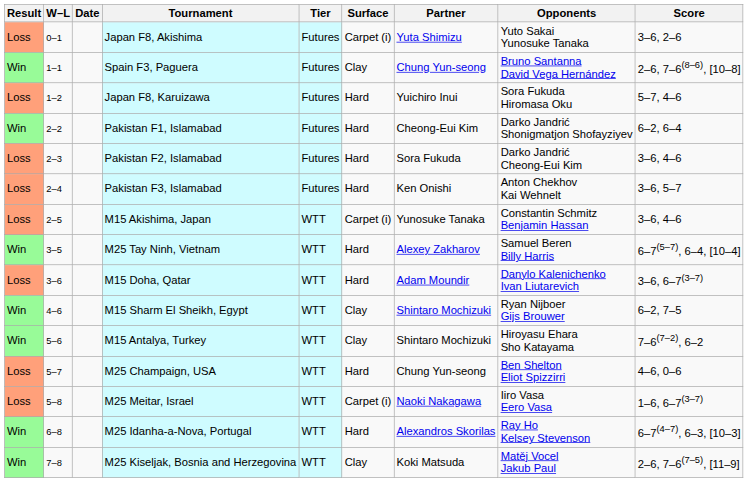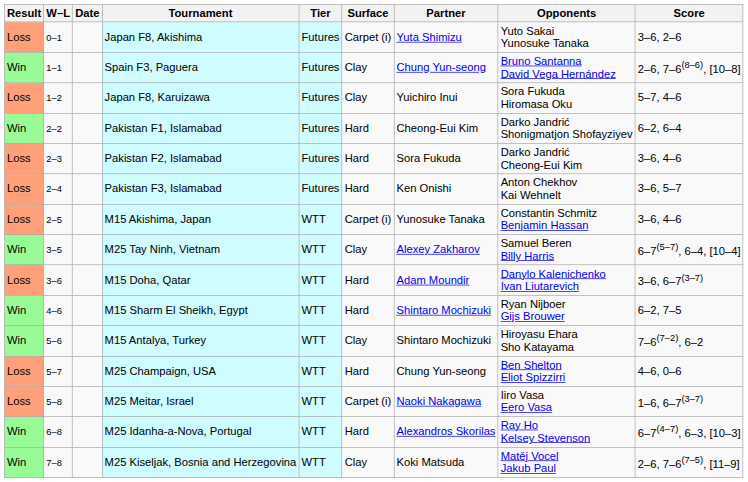(357, 98) Hard -> (356, 98) Clay
(357, 249) Hard -> (356, 249) Clay
(356, 310) Clay -> (357, 310) Hard
